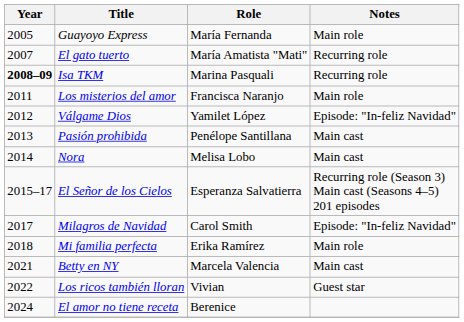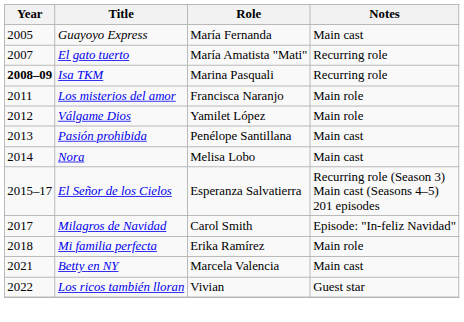(338, 34) Main role -> (338, 34) Main cast
(385, 116) Episode: "In-feliz Navidad" -> (338, 116) Main role
- row: (118, 307)
